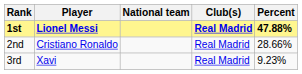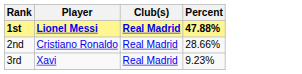- column: (156, 12)
